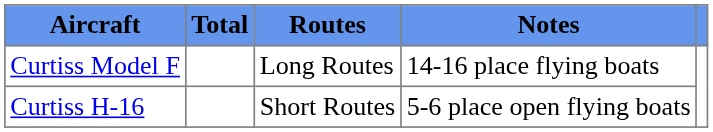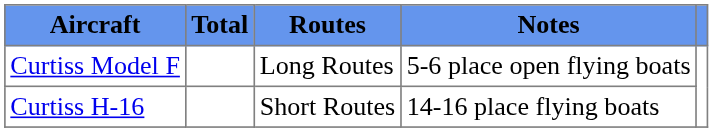(533, 65) 14-16 place flying boats -> (549, 65) 5-6 place open flying boats
(549, 106) 5-6 place open flying boats -> (533, 106) 14-16 place flying boats
